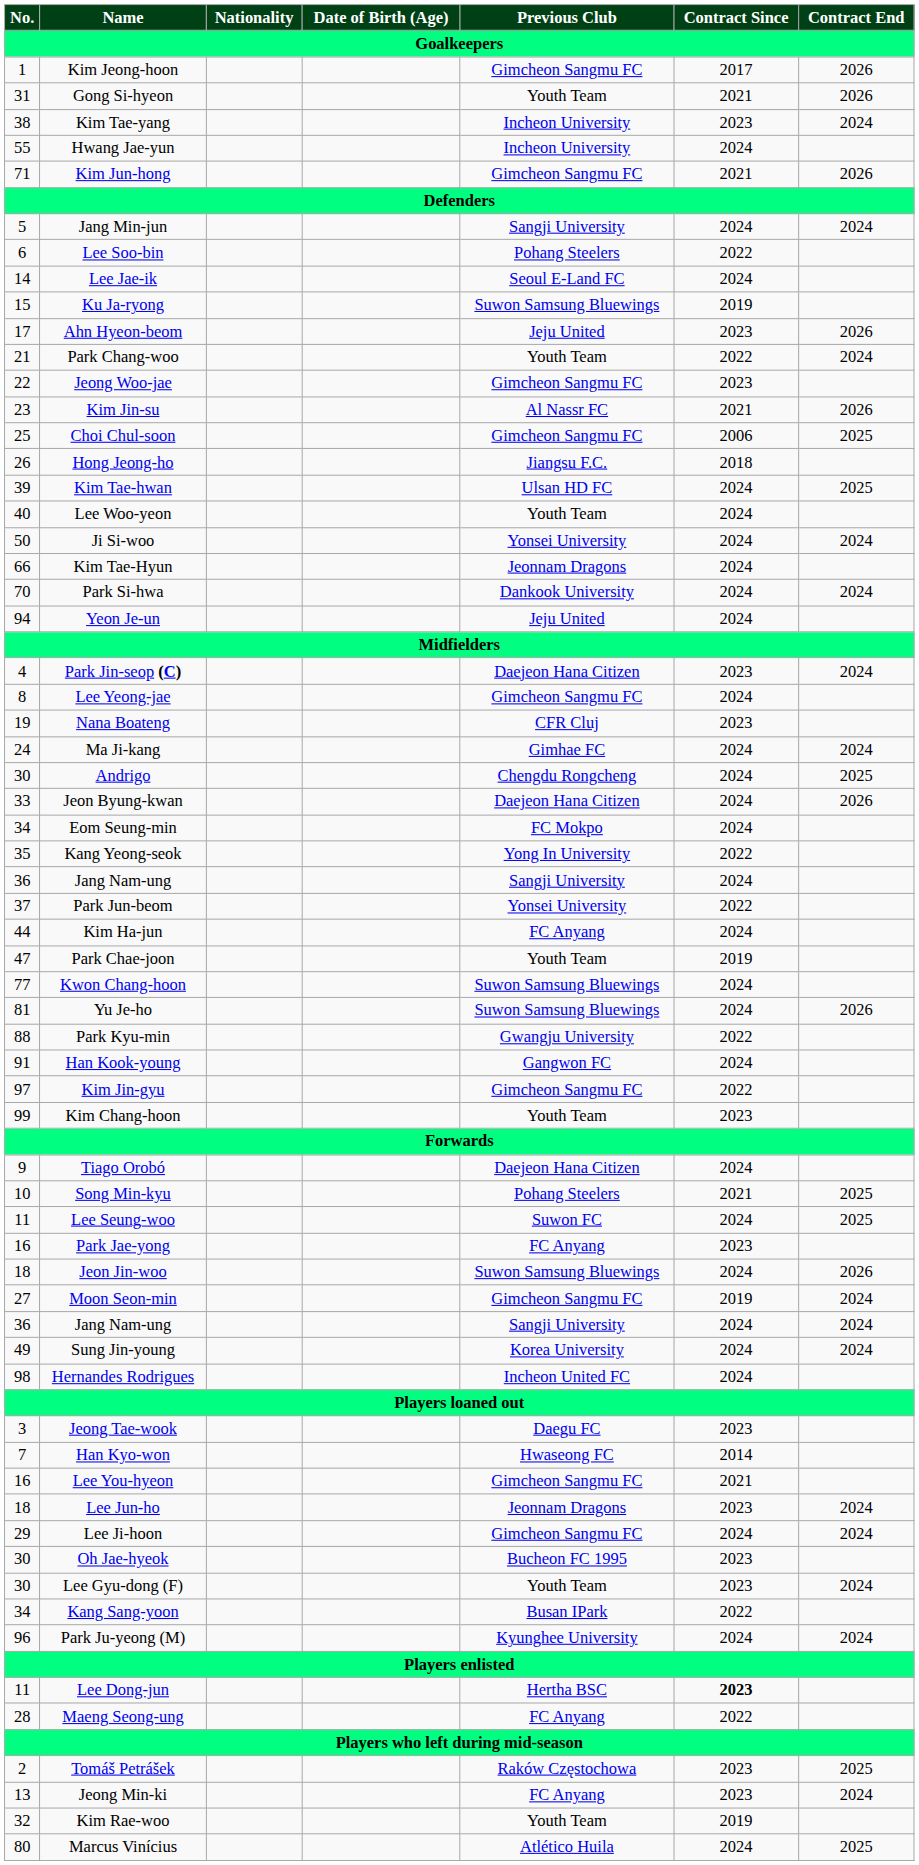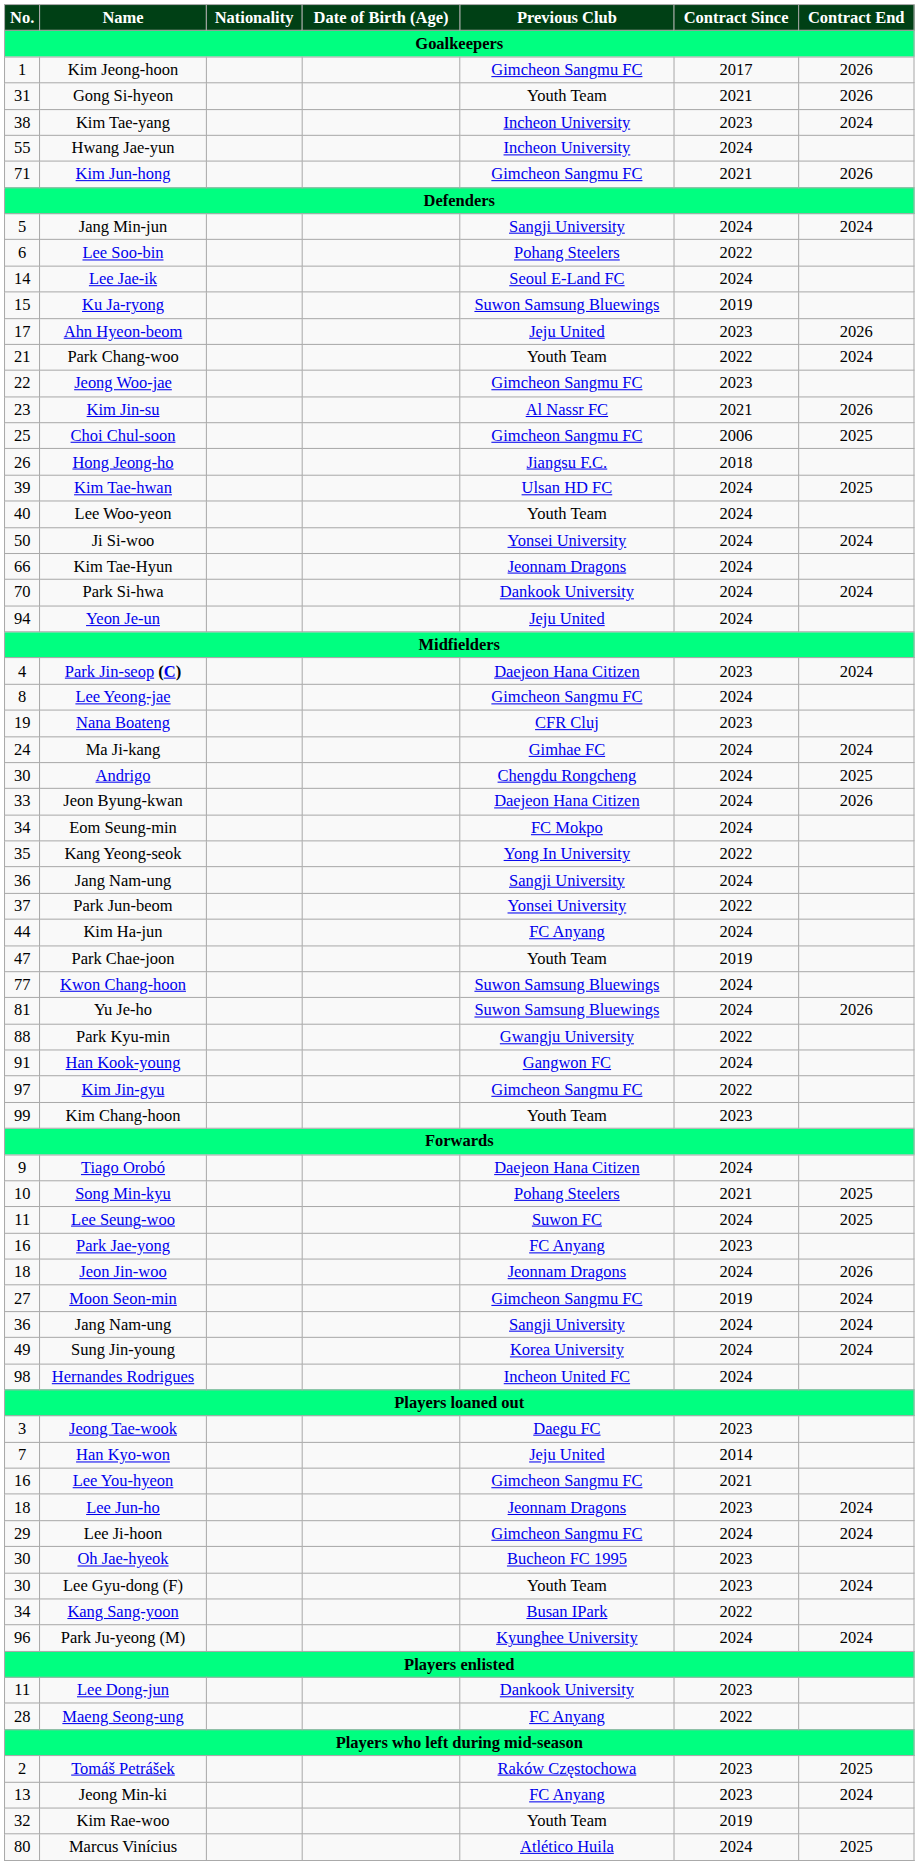(567, 1272) Suwon Samsung Bluewings -> (567, 1272) Jeonnam Dragons
(567, 1455) Hwaseong FC -> (567, 1455) Jeju United
(567, 1690) Hertha BSC -> (567, 1690) Dankook University
(736, 1690) bold -> (736, 1690) normal
